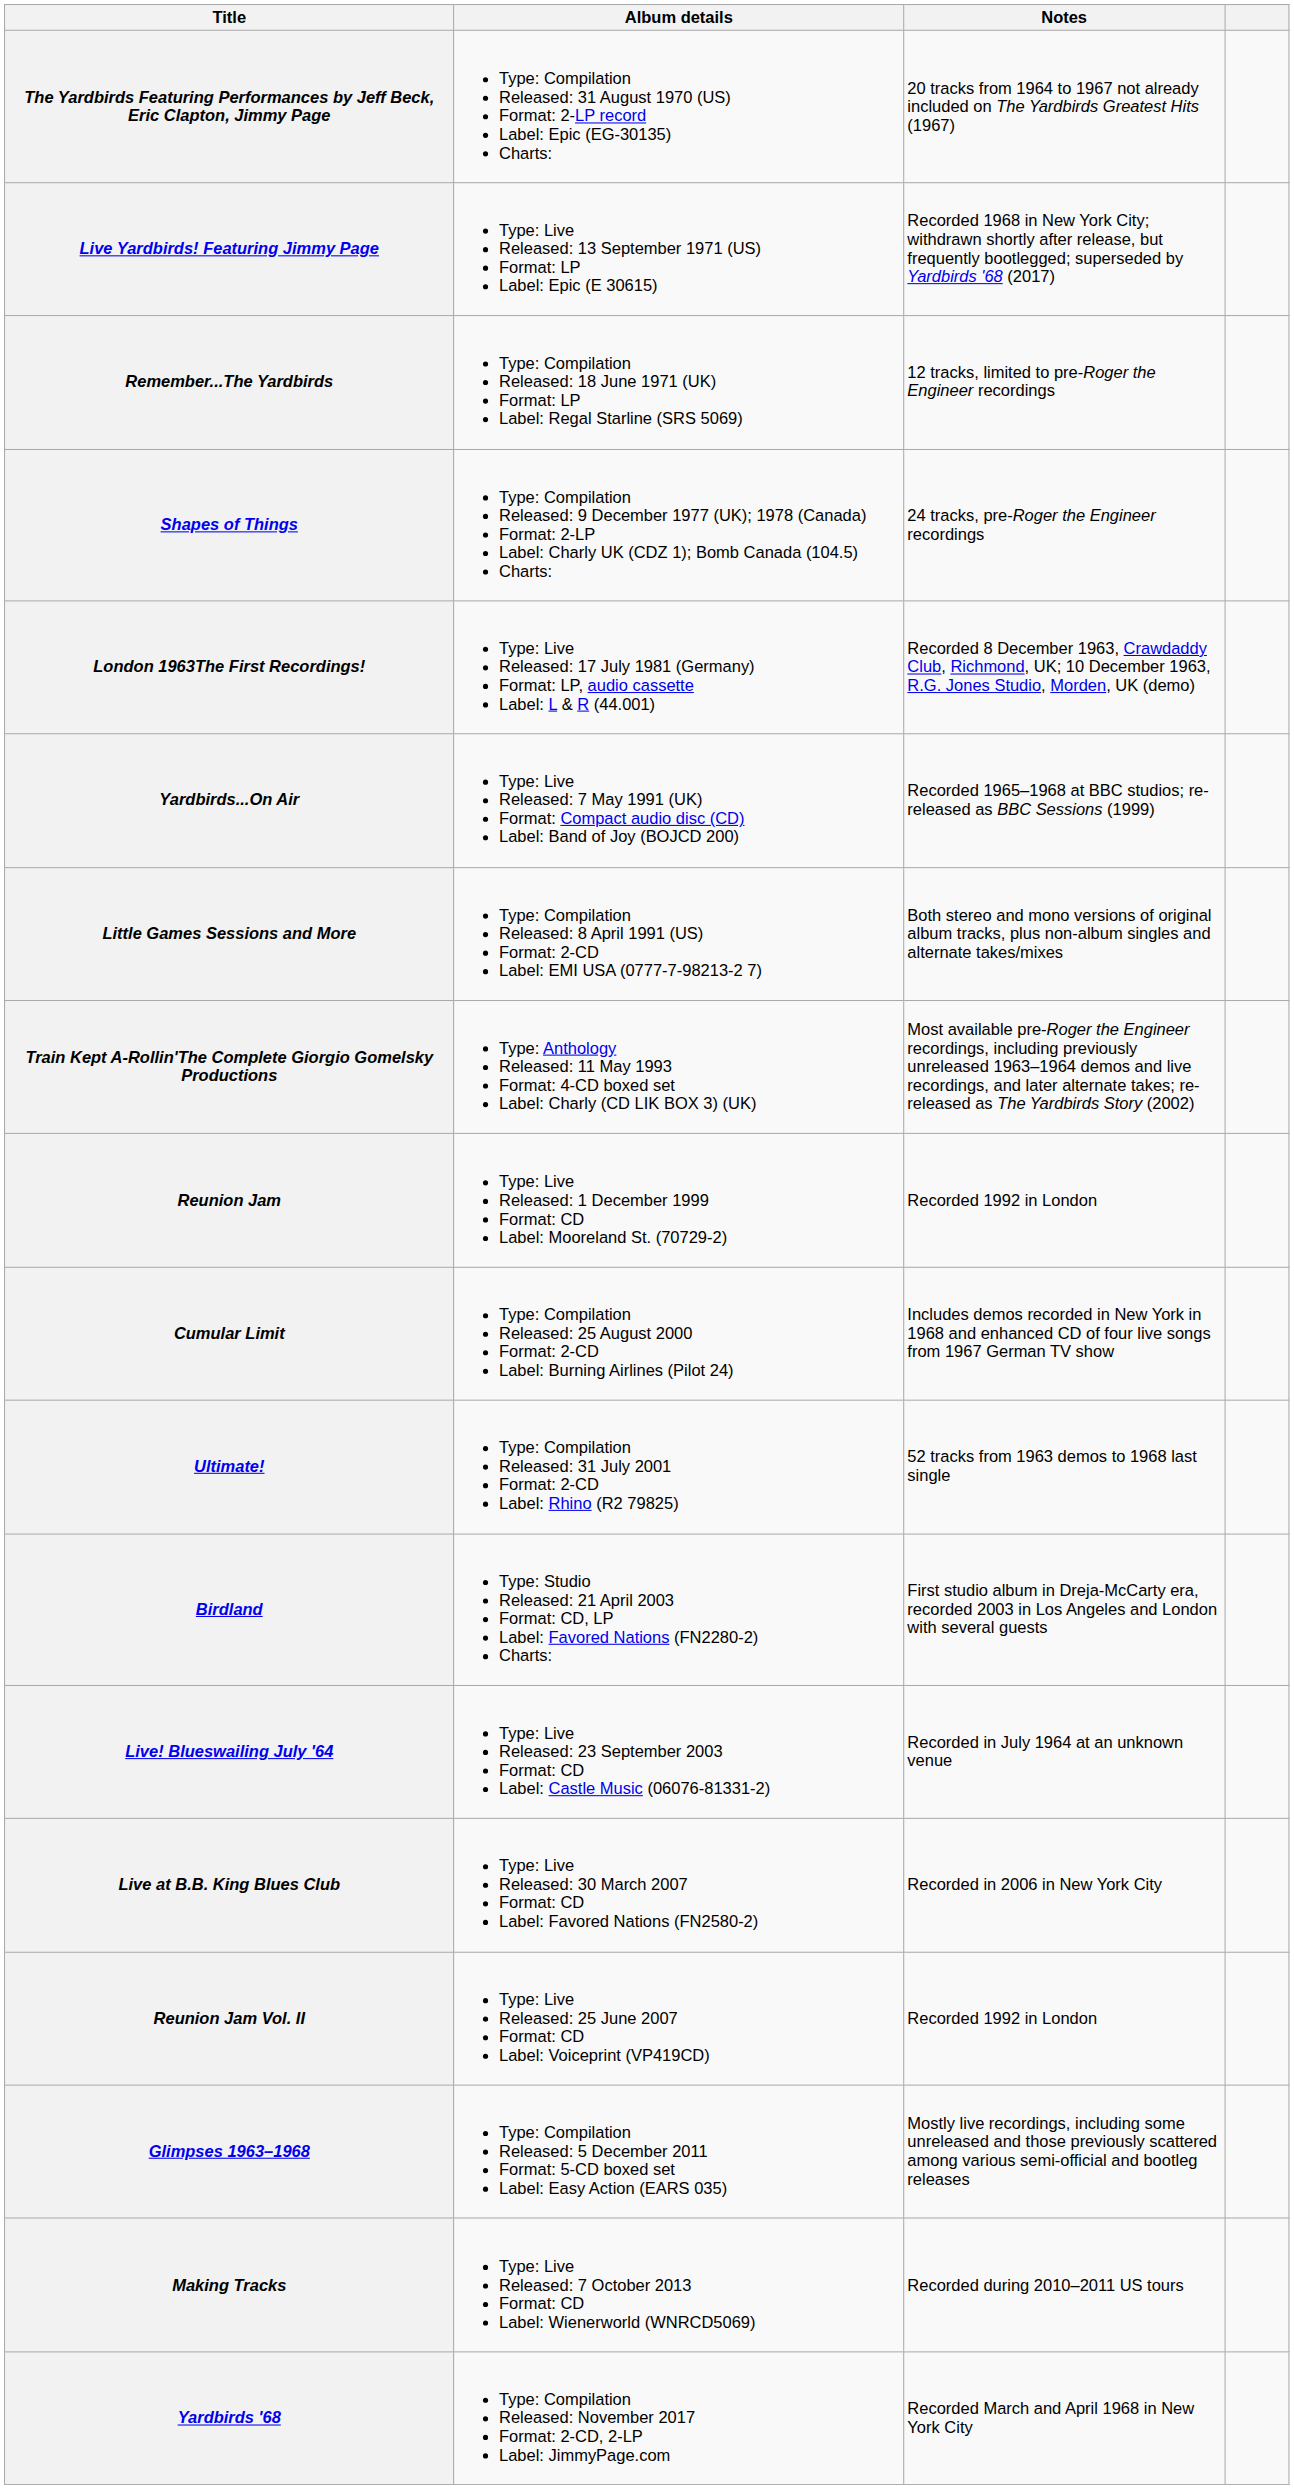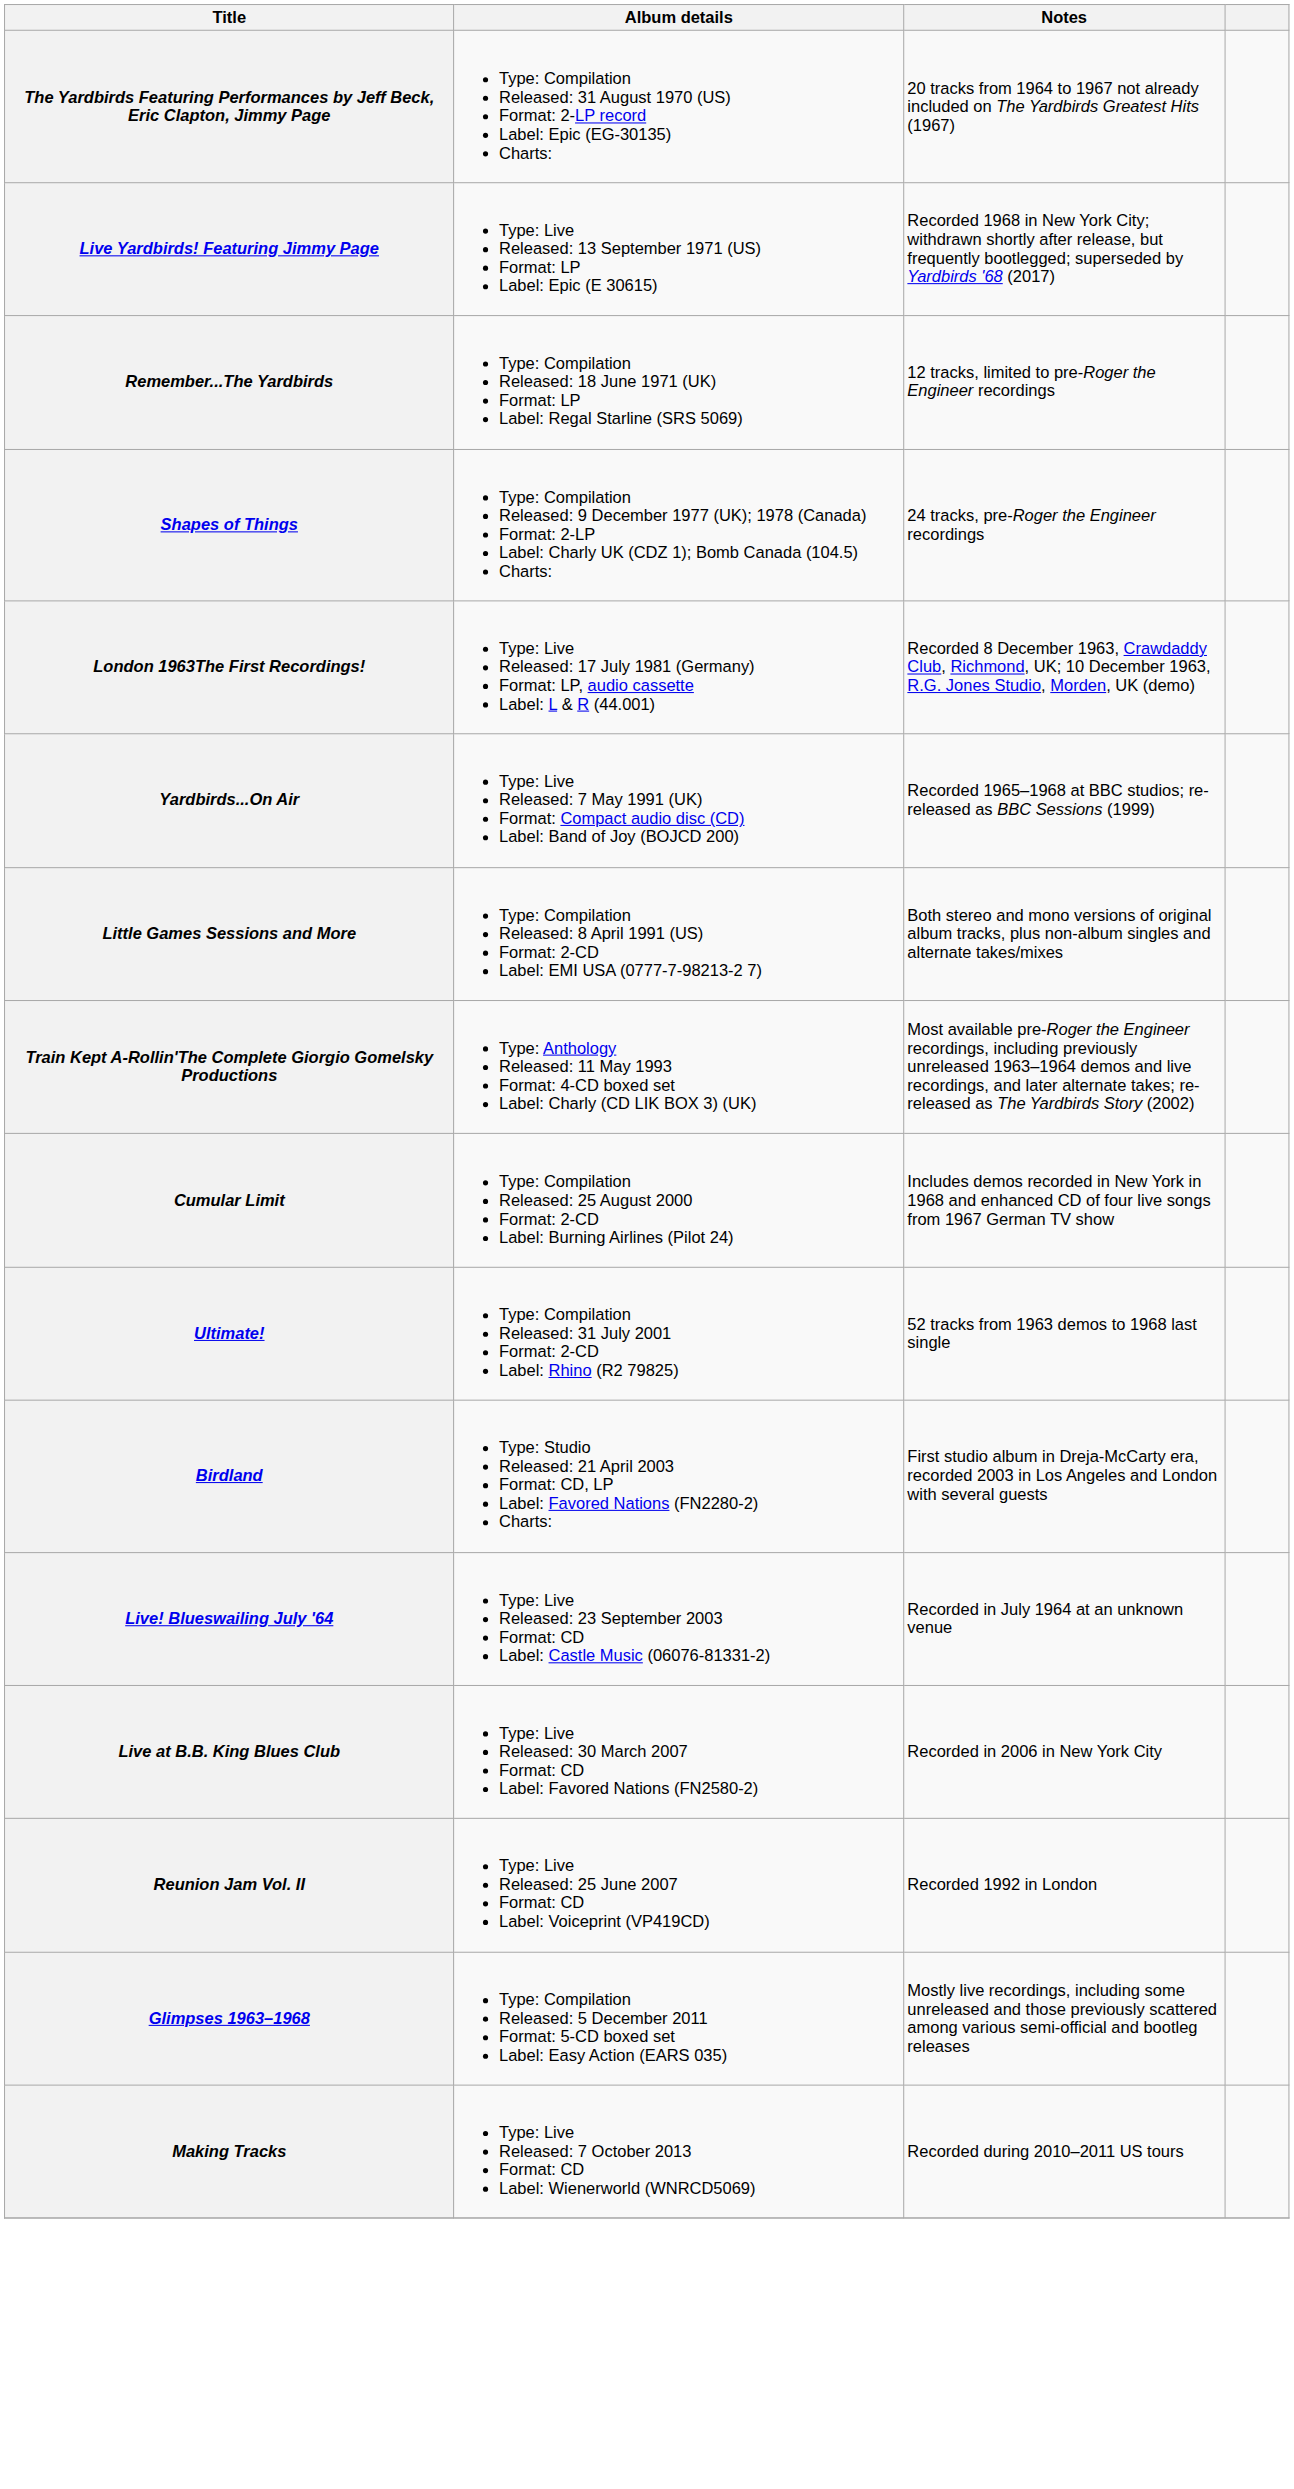- row: (229, 1200)
- row: (229, 2418)
